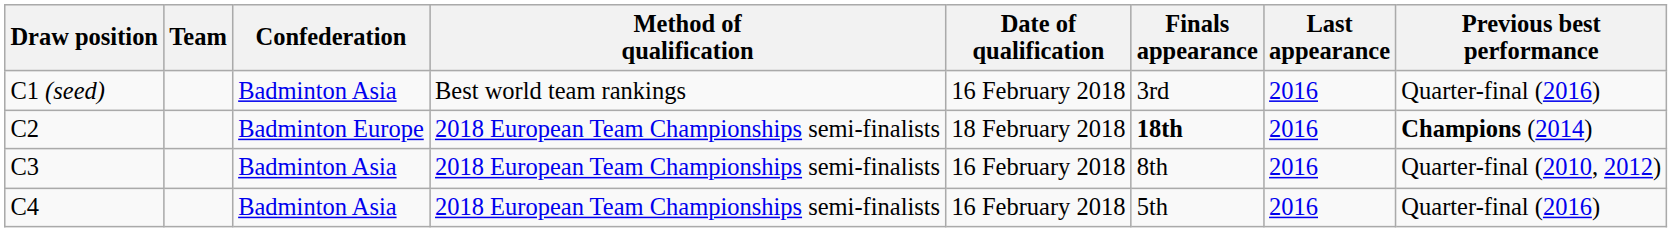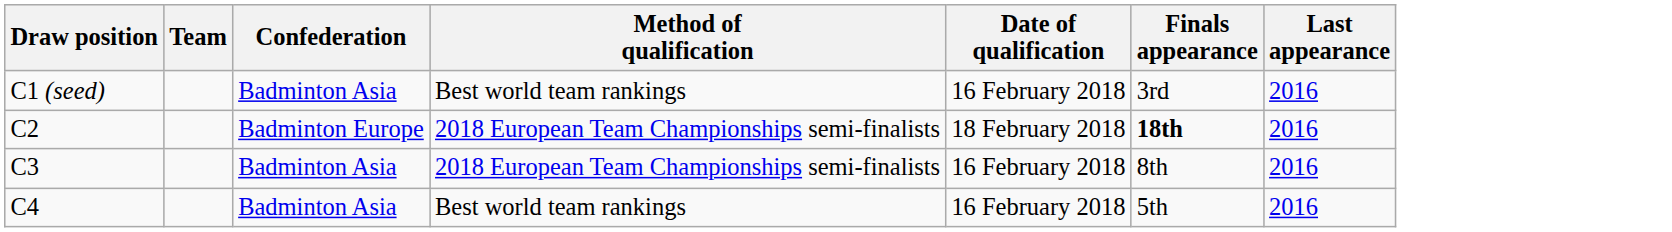- column: (1531, 37)
(688, 206) 2018 European Team Championships semi-finalists -> (560, 206) Best world team rankings
